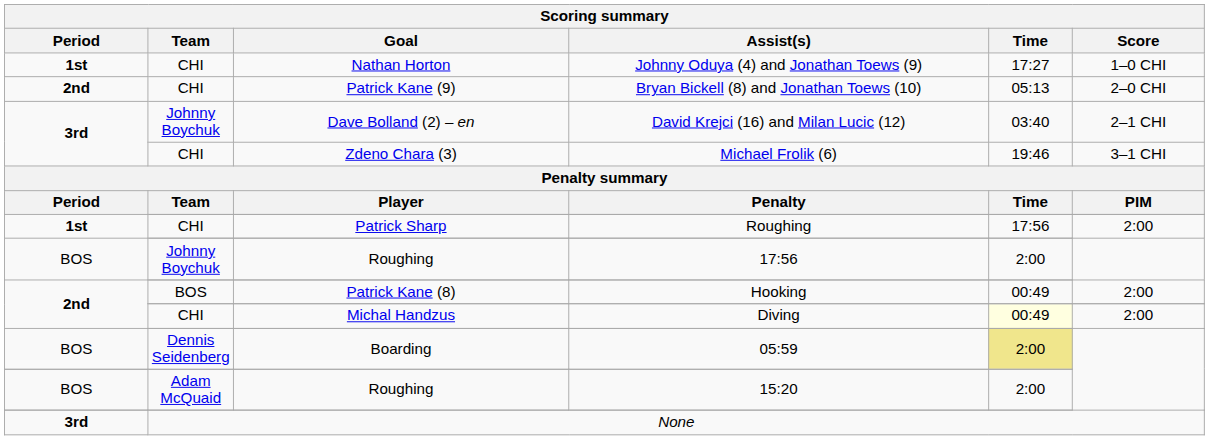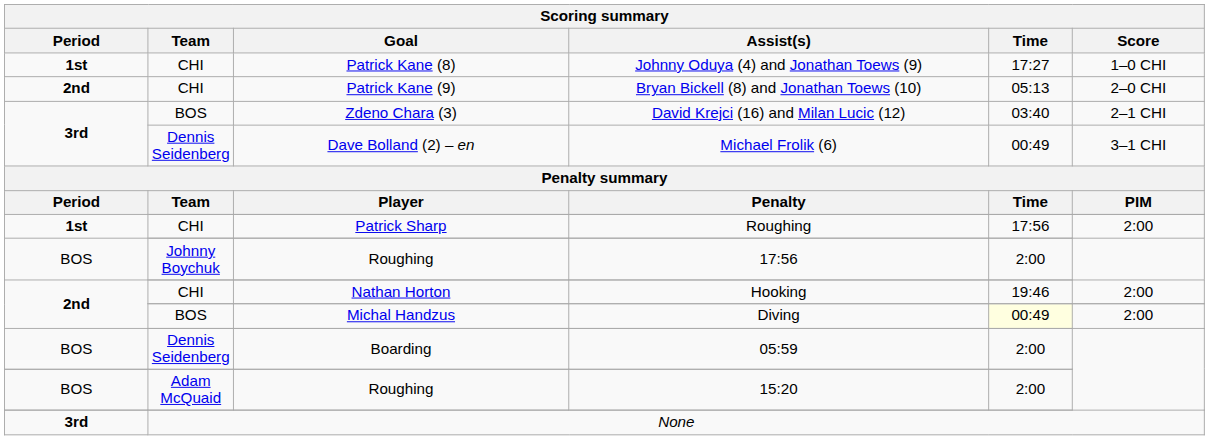(401, 64) Nathan Horton -> (401, 64) Patrick Kane (8)
(191, 121) Johnny Boychuk -> (191, 112) BOS
(401, 121) Dave Bolland (2) – en -> (401, 112) Zdeno Chara (3)
(191, 154) CHI -> (191, 145) Dennis Seidenberg
(401, 154) Zdeno Chara (3) -> (401, 145) Dave Bolland (2) – en
(1030, 154) 19:46 -> (1030, 145) 00:49
(191, 291) BOS -> (191, 291) CHI
(401, 291) Patrick Kane (8) -> (401, 291) Nathan Horton
(1030, 291) 00:49 -> (1030, 291) 19:46
(191, 315) CHI -> (191, 315) BOS
(1030, 348) khaki background -> (1030, 348) no background
